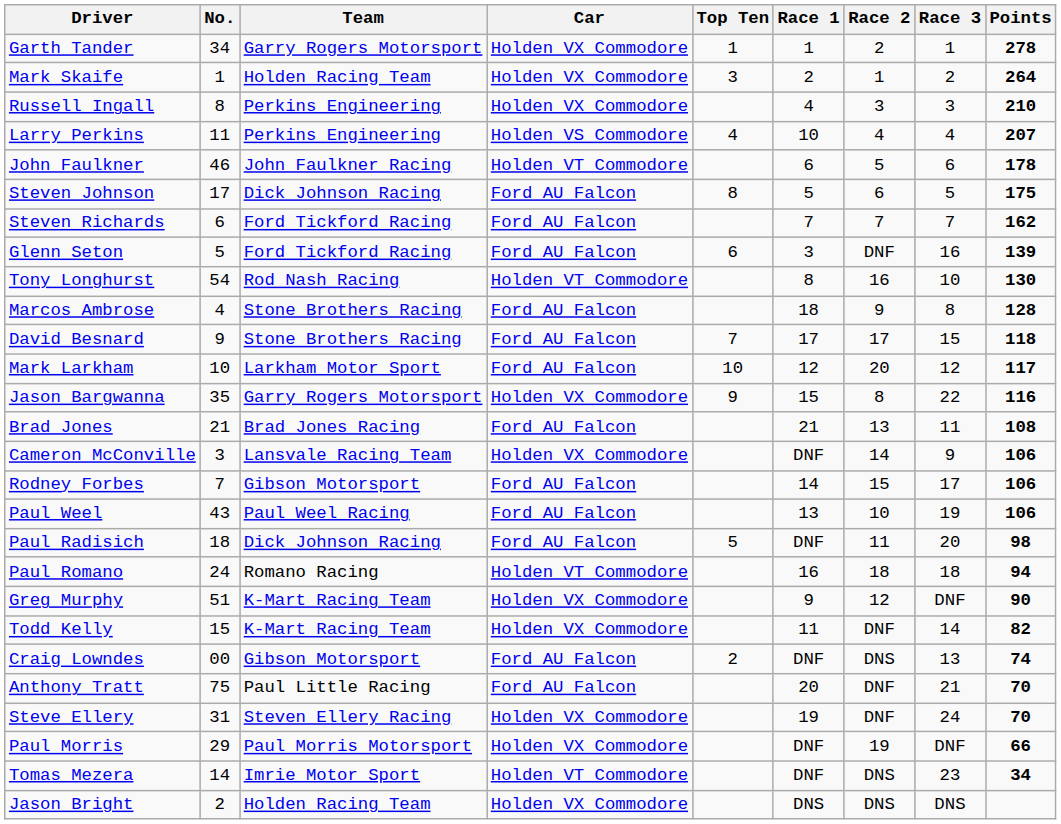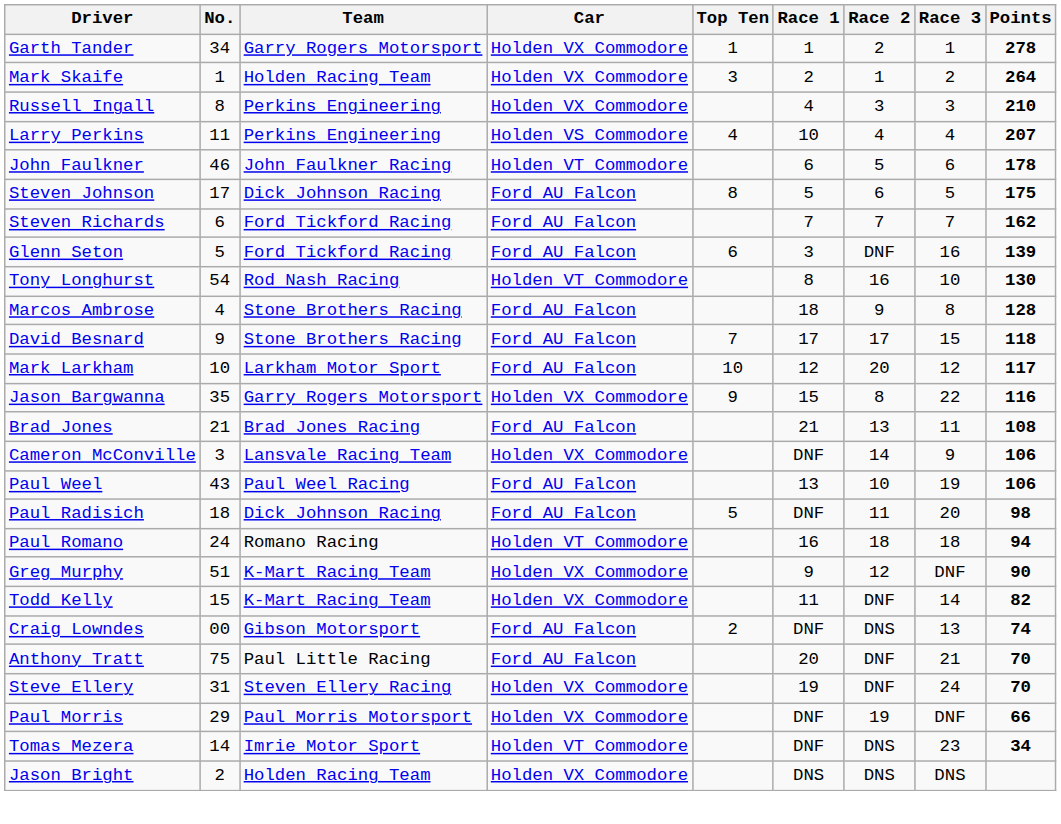- row: (76, 484)
